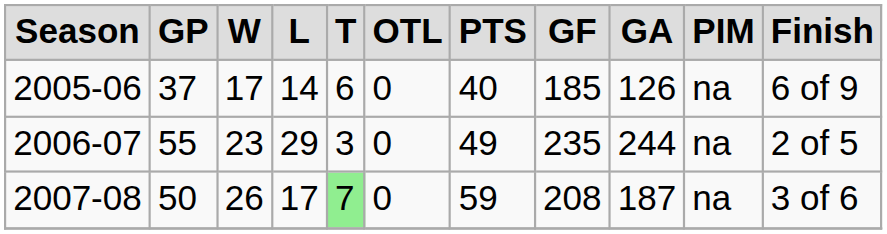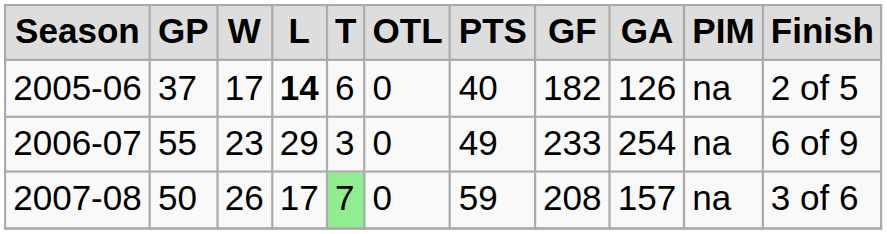(299, 87) normal -> (299, 87) bold
(572, 87) 185 -> (572, 87) 182
(815, 87) 6 of 9 -> (815, 87) 2 of 5
(572, 143) 235 -> (572, 143) 233
(647, 143) 244 -> (647, 143) 254
(815, 143) 2 of 5 -> (815, 143) 6 of 9
(647, 198) 187 -> (647, 198) 157
